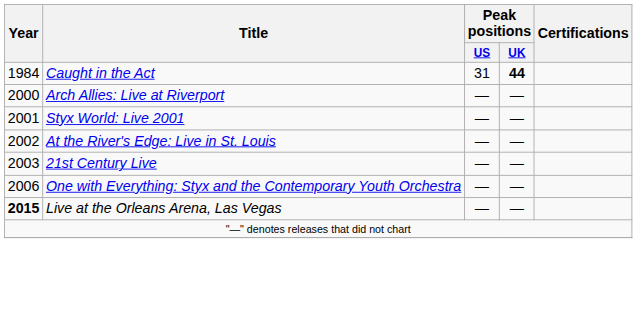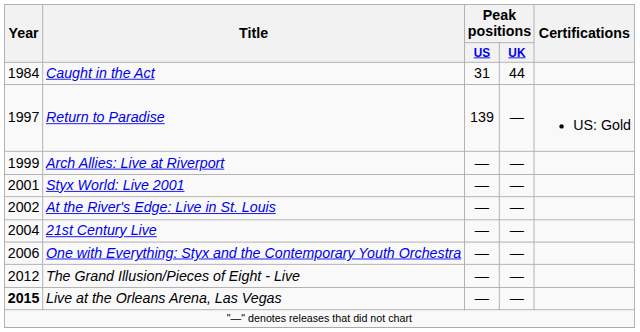(517, 73) bold -> (517, 73) normal
+ row: (105, 118)
(24, 95) 2000 -> (24, 163) 1999
(24, 163) 2003 -> (24, 230) 2004
+ row: (173, 275)
